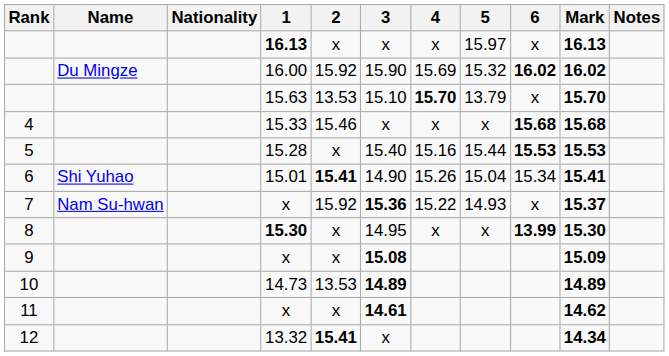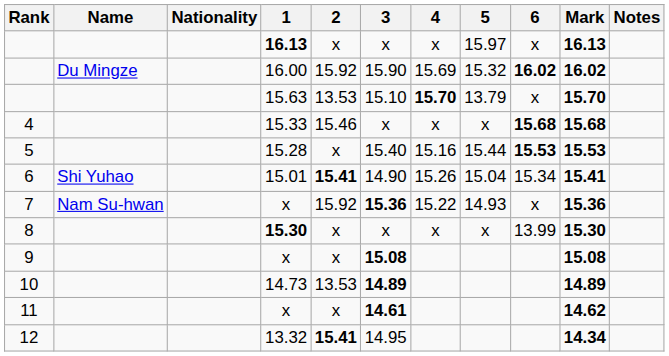(585, 204) 15.37 -> (585, 204) 15.36
(386, 230) 14.95 -> (386, 230) x
(535, 230) bold -> (535, 230) normal
(585, 257) 15.09 -> (585, 257) 15.08
(386, 337) x -> (386, 337) 14.95
